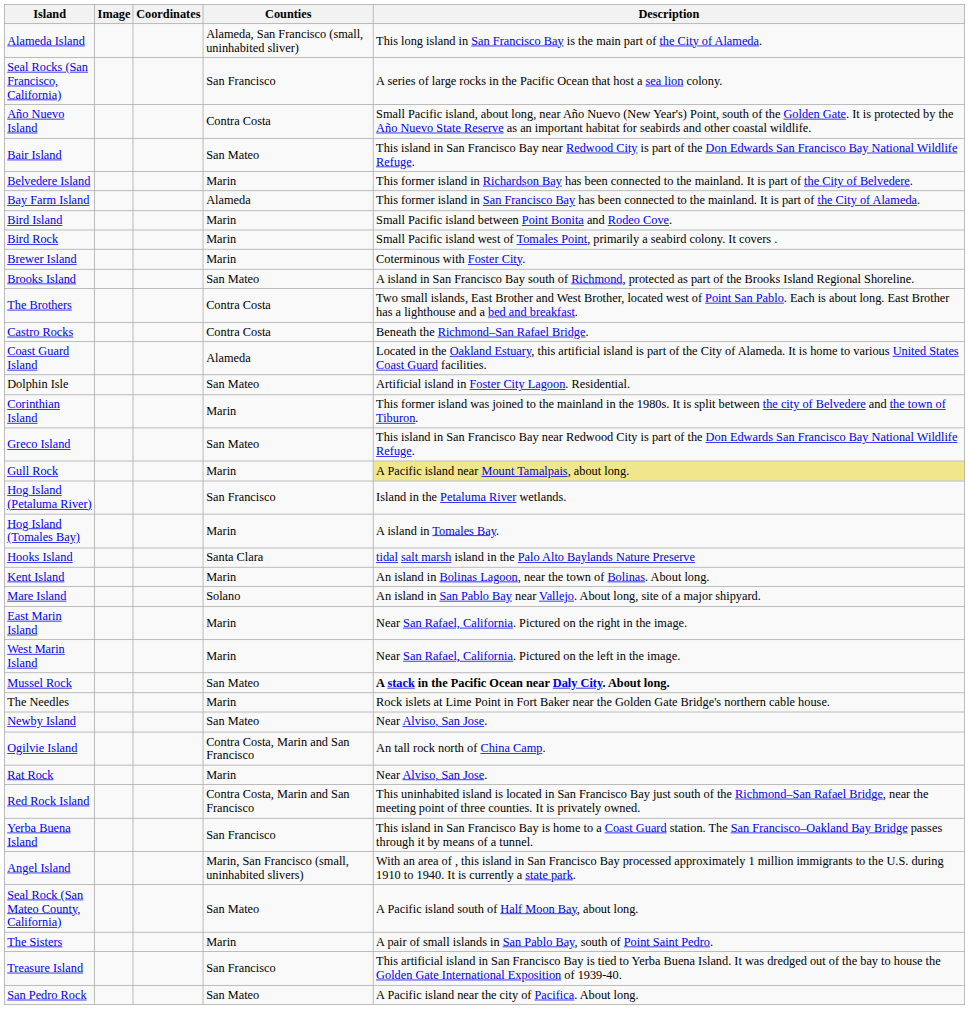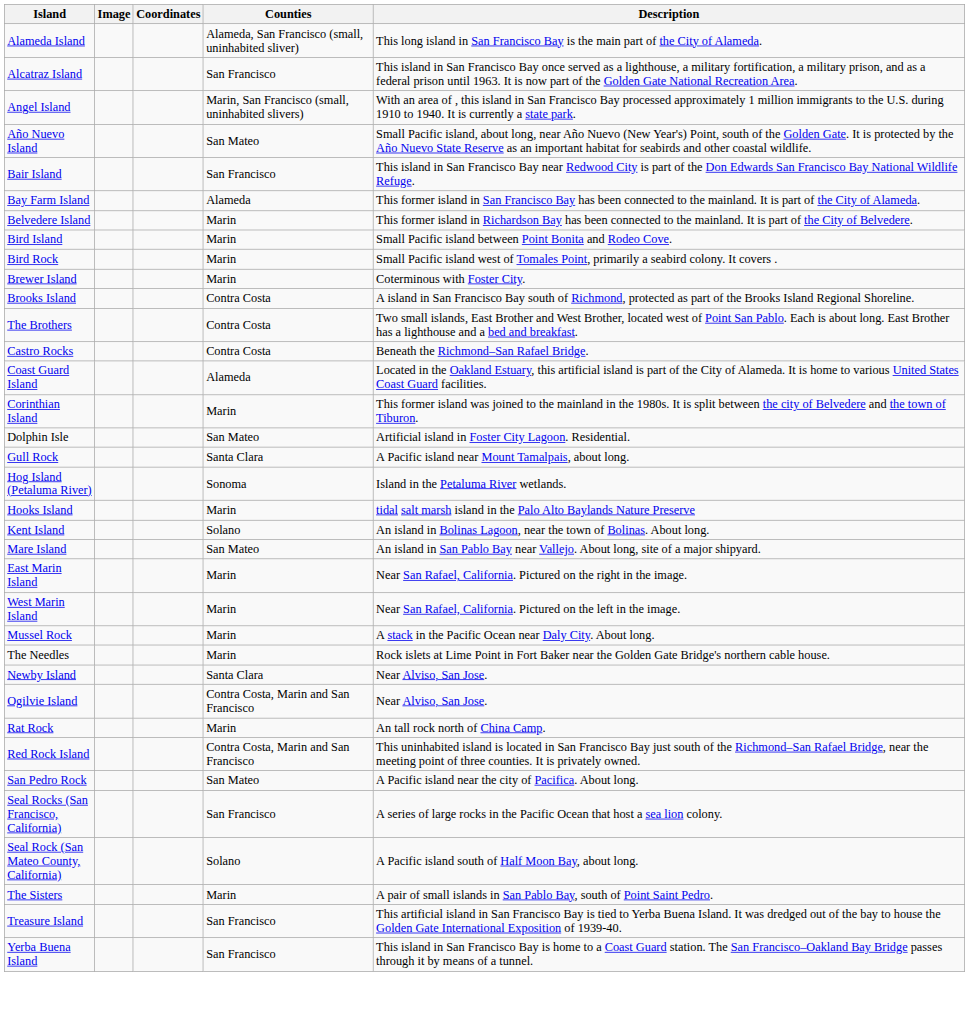+ row: (45, 74)
rows swapped: (39, 868) <-> (48, 81)
(238, 121) Contra Costa -> (233, 140) San Mateo
(233, 154) San Mateo -> (241, 174) San Francisco
rows swapped: (48, 200) <-> (49, 181)
(233, 278) San Mateo -> (238, 298) Contra Costa
rows swapped: (34, 411) <-> (38, 384)
- row: (39, 444)
(221, 471) Marin -> (235, 457) Santa Clara
(503, 471) khaki background -> (503, 457) no background
(241, 497) San Francisco -> (226, 483) Sonoma
- row: (44, 531)
(235, 557) Santa Clara -> (221, 510) Marin
(221, 577) Marin -> (223, 529) Solano
(223, 596) Solano -> (233, 549) San Mateo
(233, 682) San Mateo -> (221, 635) Marin
(523, 682) bold -> (515, 635) normal
(233, 721) San Mateo -> (235, 674) Santa Clara
(461, 748) An tall rock north of China Camp. -> (432, 701) Near Alviso, San Jose.
(432, 774) Near Alviso, San Jose. -> (461, 727) An tall rock north of China Camp.
rows swapped: (47, 994) <-> (39, 834)
(233, 908) San Mateo -> (223, 861) Solano
